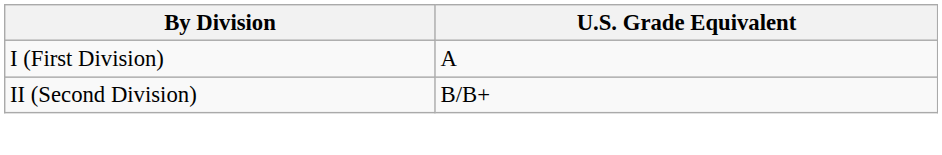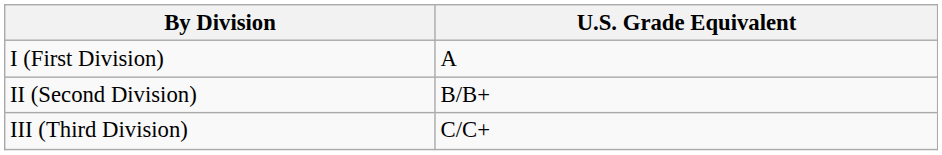+ row: (99, 130)
